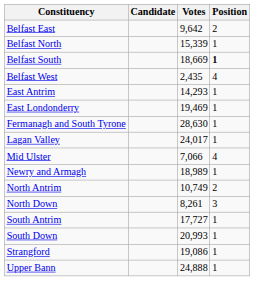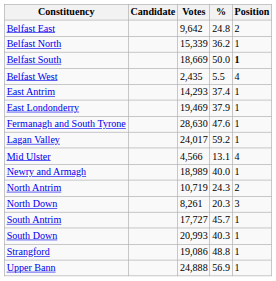+ column: (221, 12)
(191, 156) 7,066 -> (191, 156) 4,566
(194, 188) 10,749 -> (194, 188) 10,719
